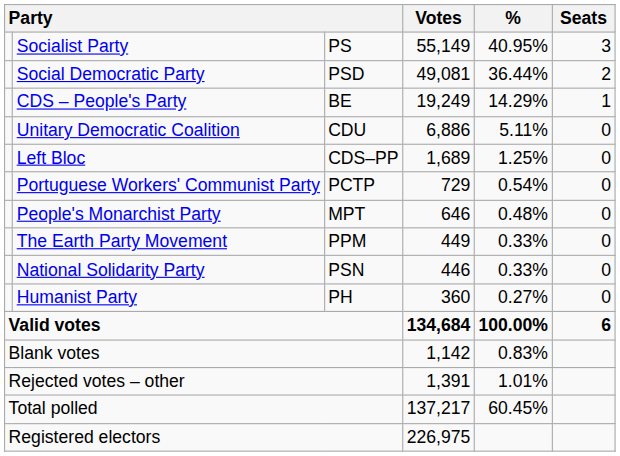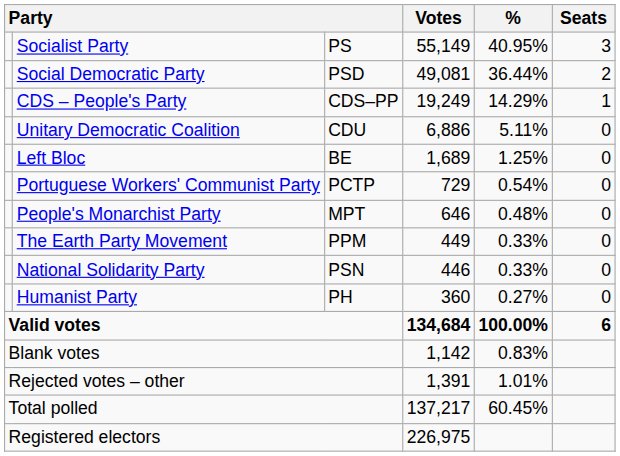(340, 102) BE -> (363, 102) CDS–PP
(363, 158) CDS–PP -> (340, 158) BE
